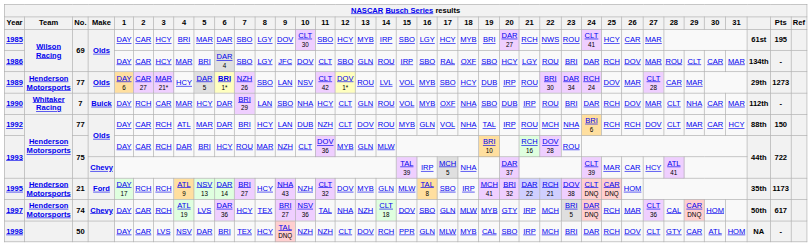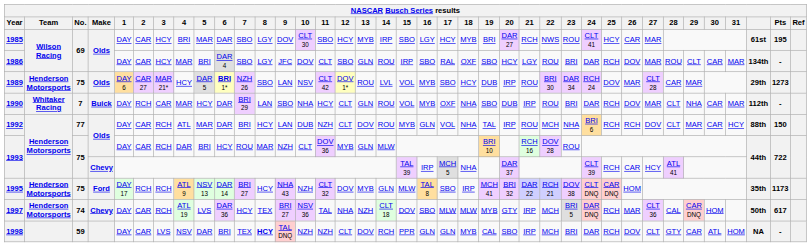(80, 82) 77 -> (80, 82) 75
(612, 168) MAR -> (611, 168) RCH
(80, 189) 21 -> (80, 189) 75
(448, 210) GLN -> (448, 210) MLW
(80, 231) 50 -> (80, 231) 59
(265, 231) normal -> (265, 231) bold
(448, 231) MLW -> (448, 231) GLN
